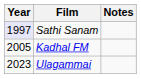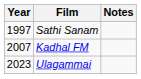(19, 30) lavender background -> (19, 30) no background
(19, 47) 2005 -> (19, 47) 2007
